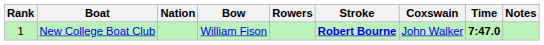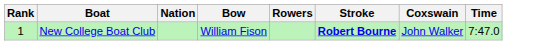- column: (521, 13)
(484, 31) bold -> (484, 31) normal
